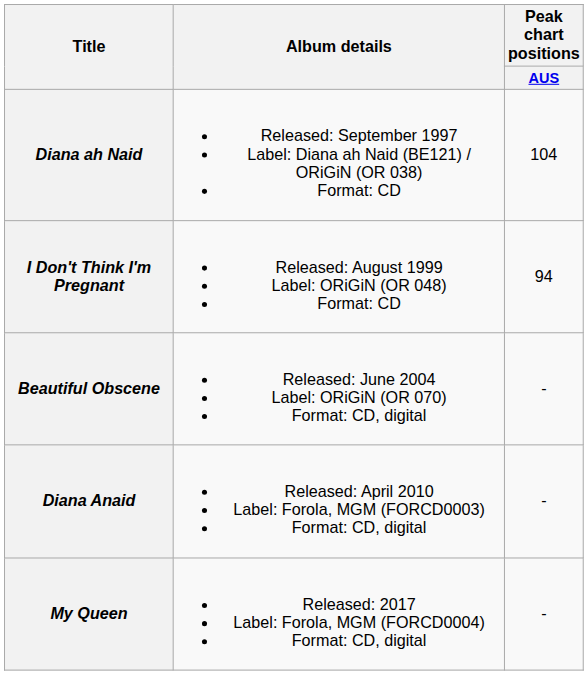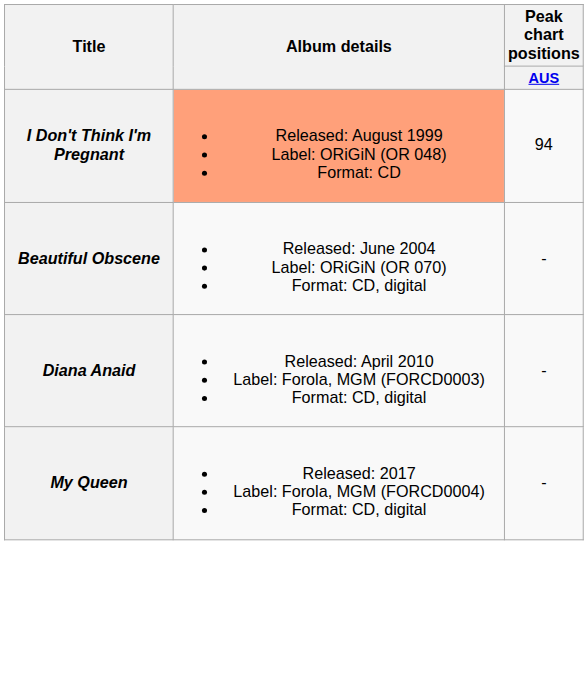- row: (89, 154)
(339, 285) no background -> (339, 155) lightsalmon background
